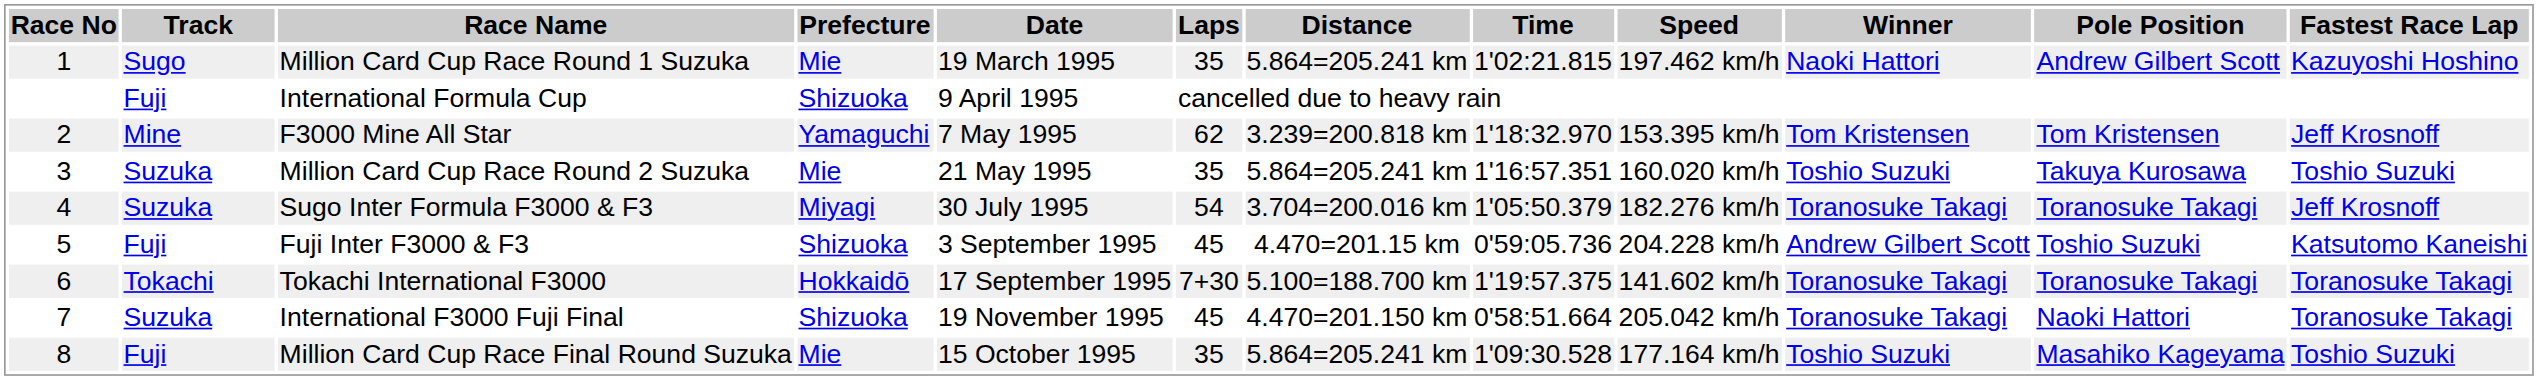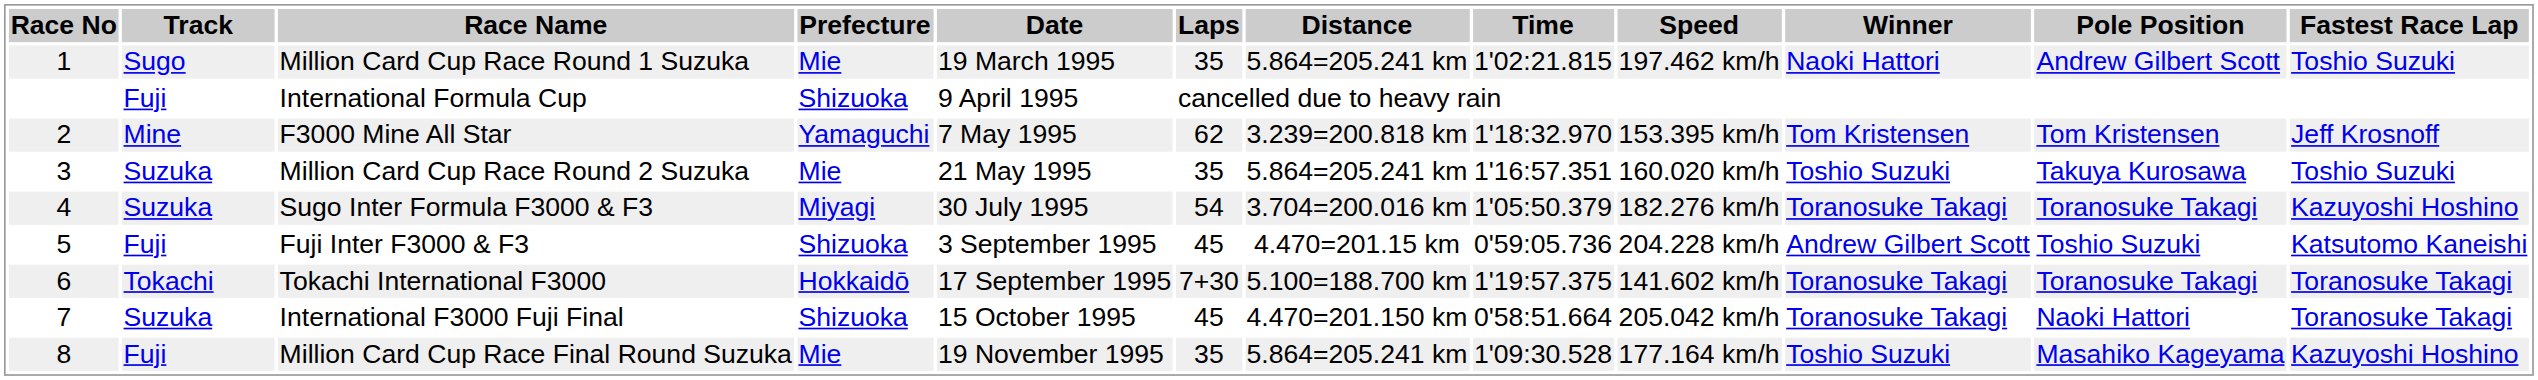(2405, 61) Kazuyoshi Hoshino -> (2373, 61) Toshio Suzuki
(2365, 207) Jeff Krosnoff -> (2405, 207) Kazuyoshi Hoshino
(1051, 317) 19 November 1995 -> (1037, 317) 15 October 1995
(1037, 353) 15 October 1995 -> (1051, 353) 19 November 1995
(2373, 353) Toshio Suzuki -> (2405, 353) Kazuyoshi Hoshino
